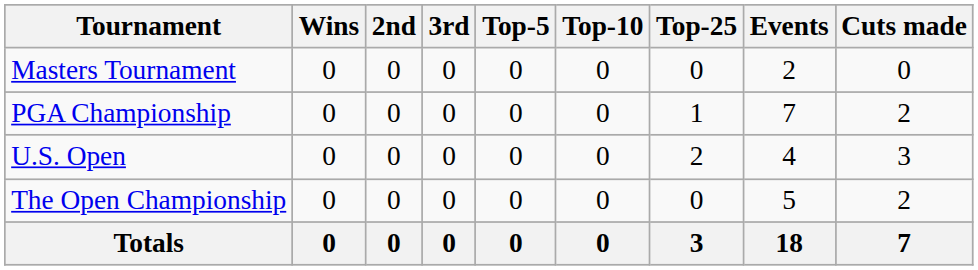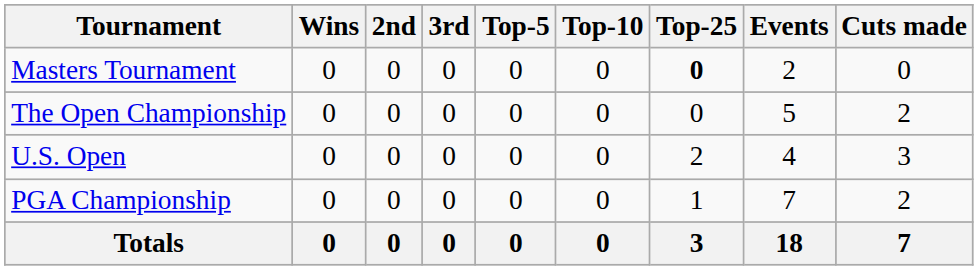(697, 69) normal -> (697, 69) bold
rows swapped: (121, 112) <-> (149, 199)
